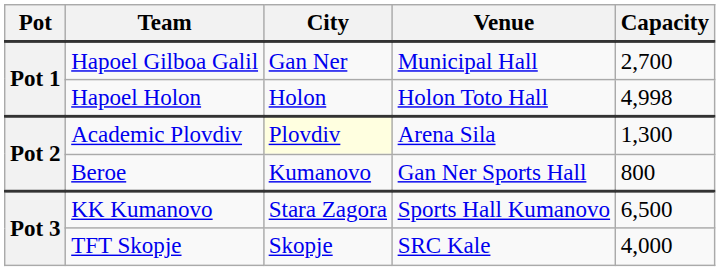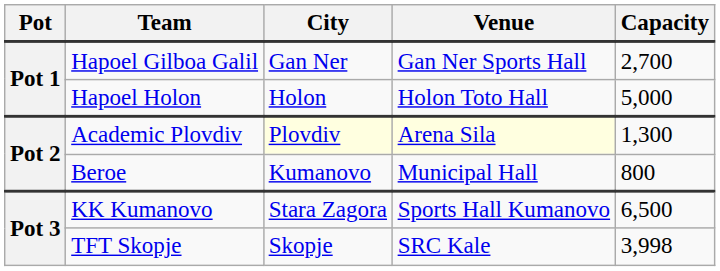(468, 60) Municipal Hall -> (492, 60) Gan Ner Sports Hall
(647, 97) 4,998 -> (647, 97) 5,000
(447, 135) no background -> (447, 135) lightyellow background
(492, 171) Gan Ner Sports Hall -> (468, 171) Municipal Hall
(647, 246) 4,000 -> (647, 246) 3,998
